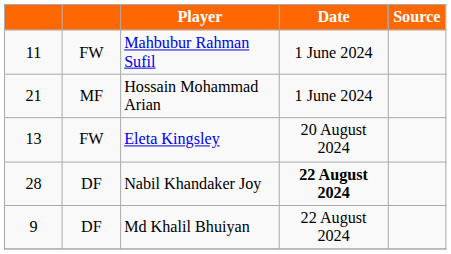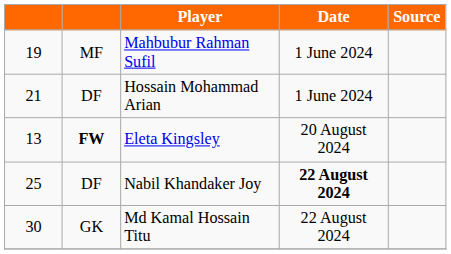(33, 52) 11 -> (33, 52) 19
(91, 52) FW -> (91, 52) MF
(91, 95) MF -> (91, 95) DF
(91, 139) normal -> (91, 139) bold
(33, 183) 28 -> (33, 183) 25
- row: (187, 227)
+ row: (187, 227)
